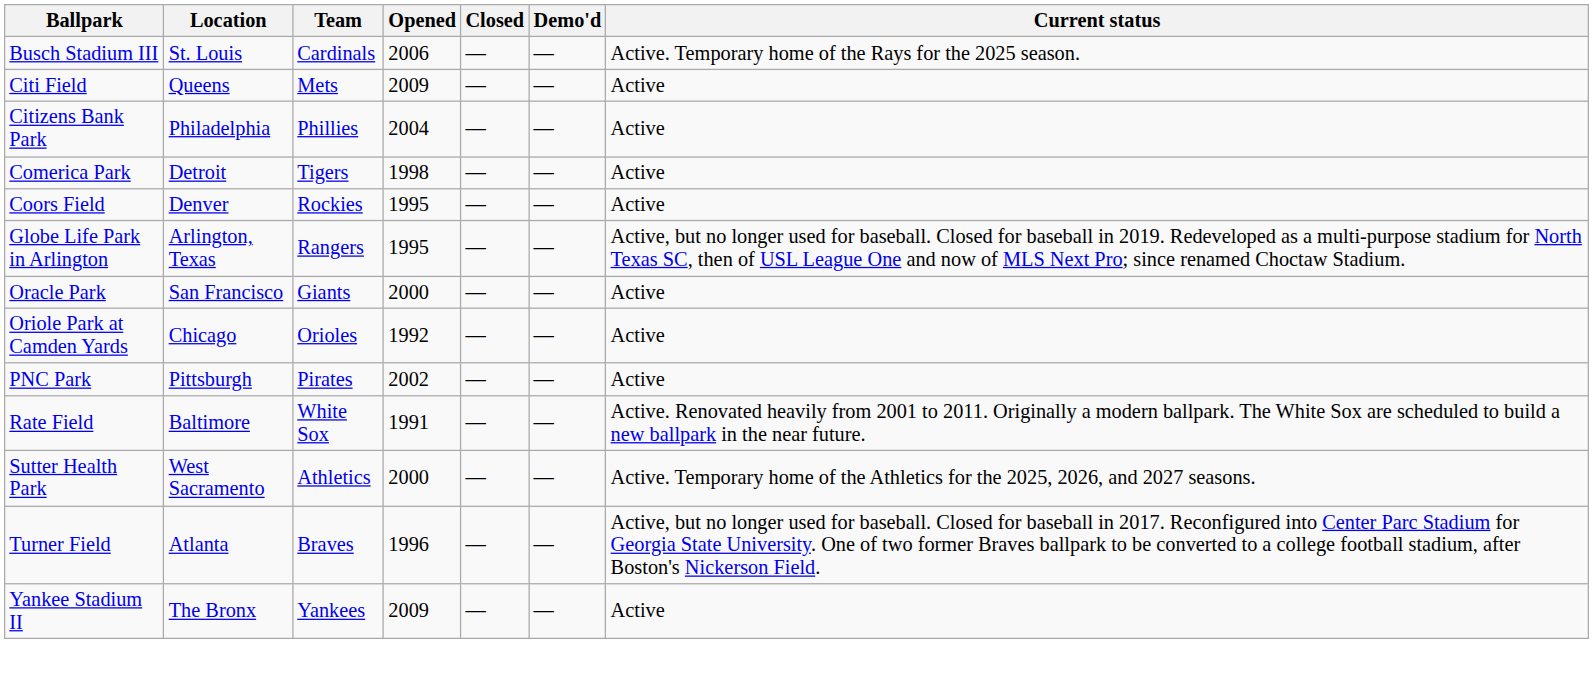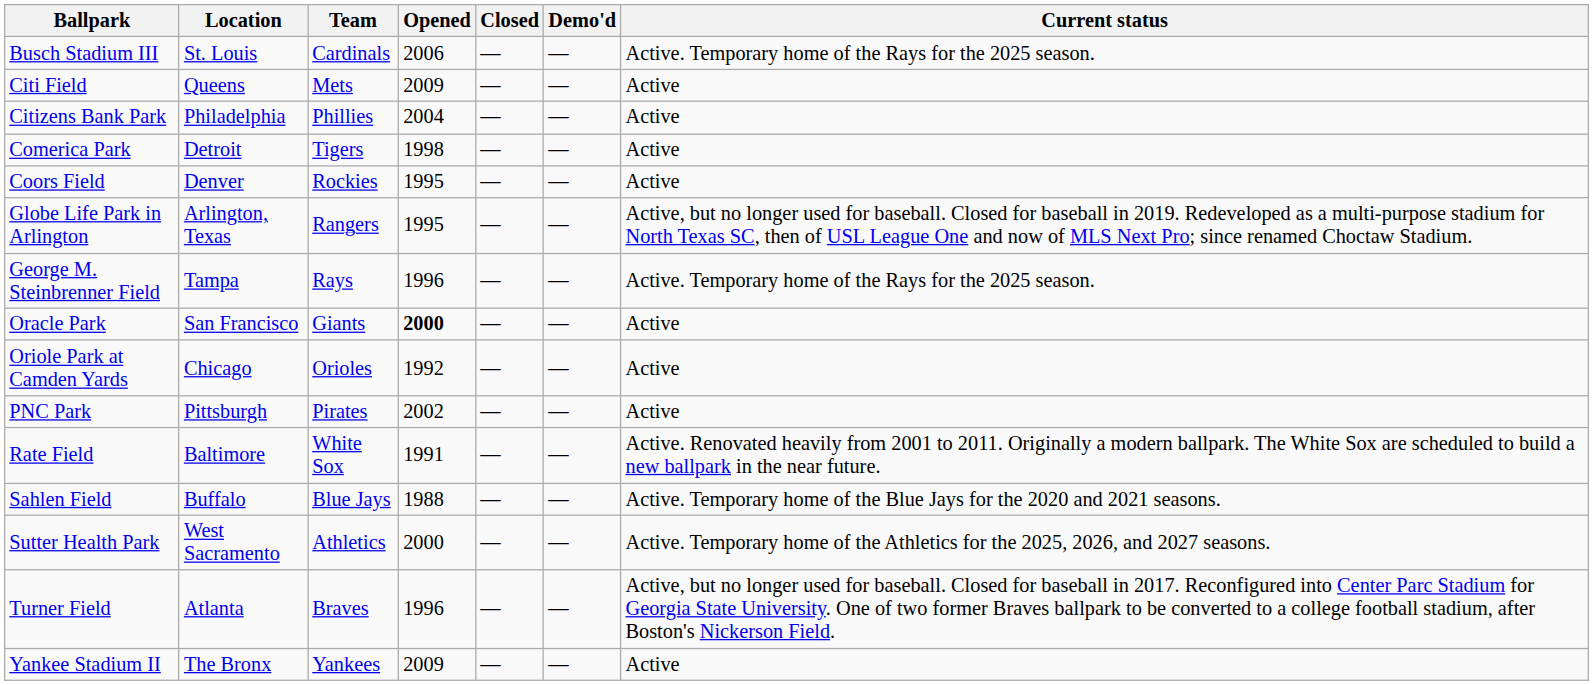+ row: (85, 280)
(409, 291) normal -> (423, 324) bold
+ row: (60, 498)
